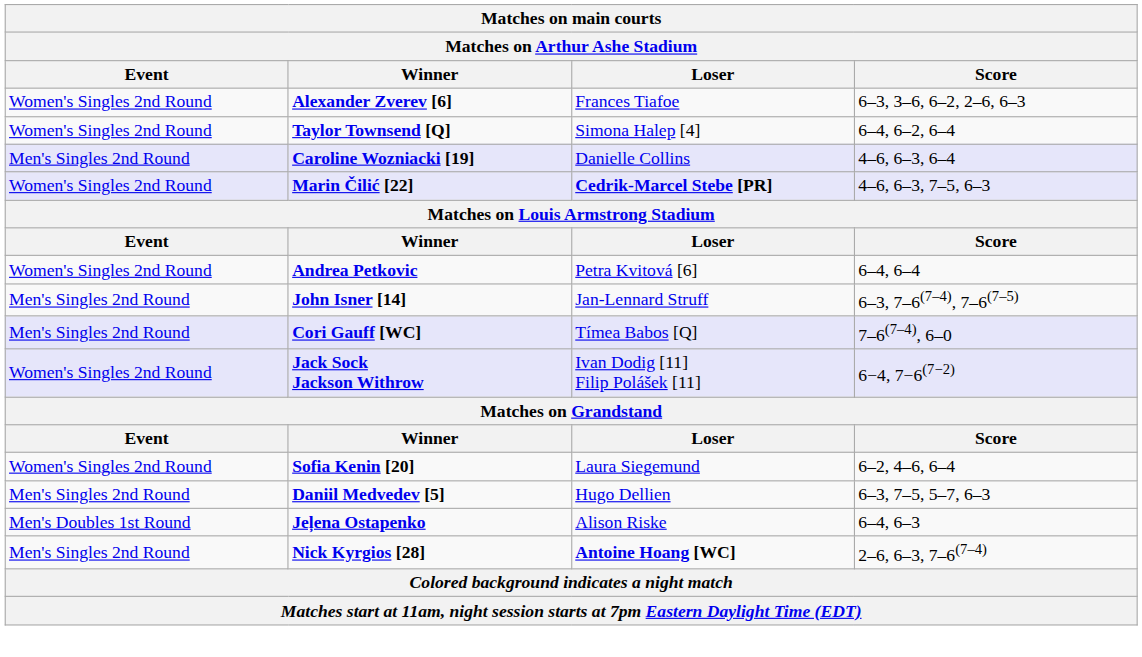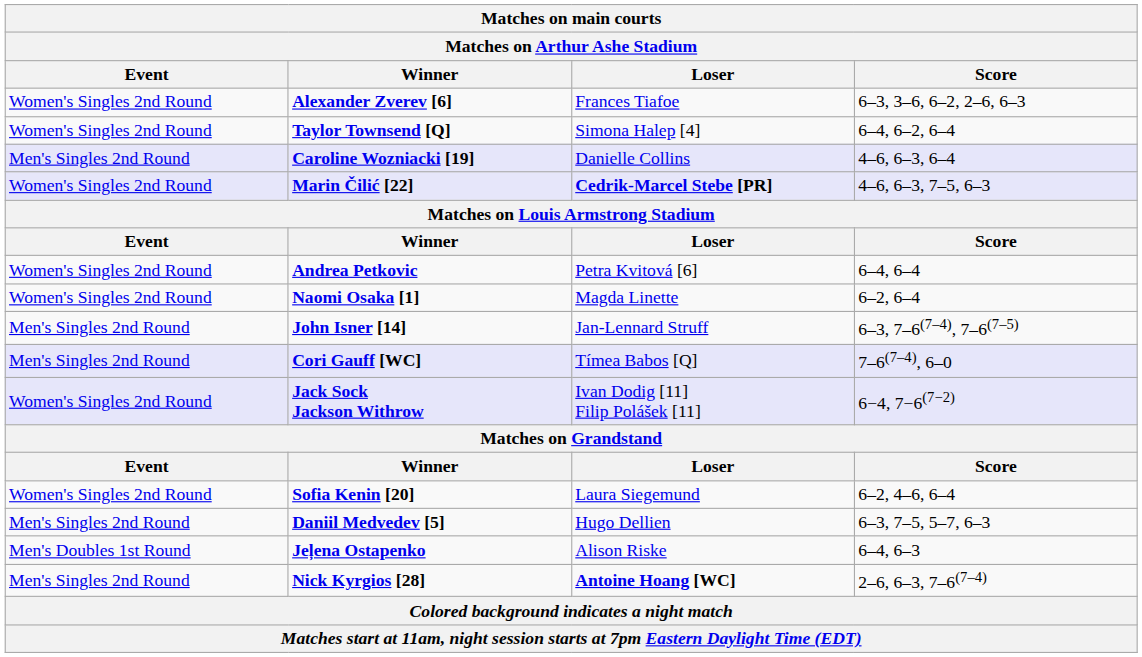+ row: (356, 297)
